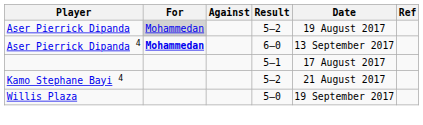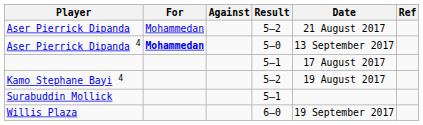(175, 28) lightgrey background -> (175, 28) no background
(344, 28) 19 August 2017 -> (344, 28) 21 August 2017
(272, 45) 6–0 -> (272, 45) 5–0
(344, 80) 21 August 2017 -> (344, 80) 19 August 2017
+ row: (60, 97)
(272, 97) 5–0 -> (272, 113) 6–0
